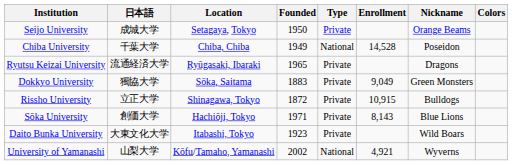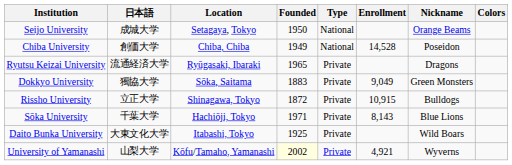(337, 30) Private -> (337, 30) National
(139, 47) 千葉大学 -> (139, 47) 創価大学
(139, 116) 創価大学 -> (139, 116) 千葉大学
(297, 134) 1923 -> (297, 134) 1925
(297, 151) no background -> (297, 151) lightyellow background
(337, 151) National -> (337, 151) Private
